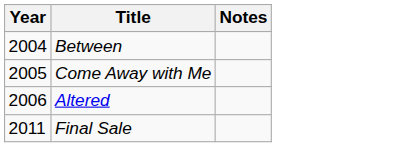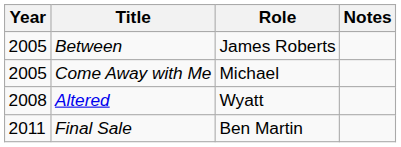+ column: (278, 18)
(28, 45) 2004 -> (28, 45) 2005
(28, 100) 2006 -> (28, 100) 2008
